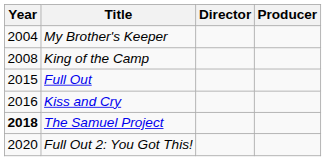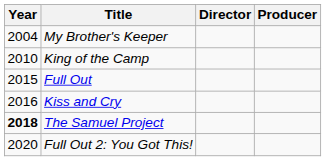(23, 58) 2008 -> (23, 58) 2010
